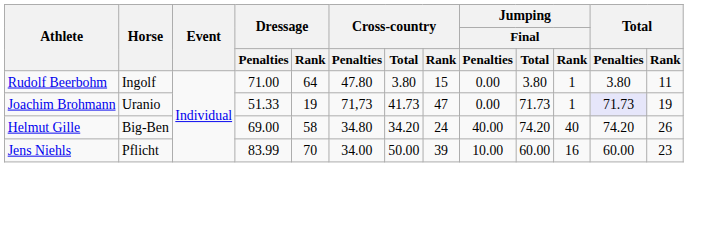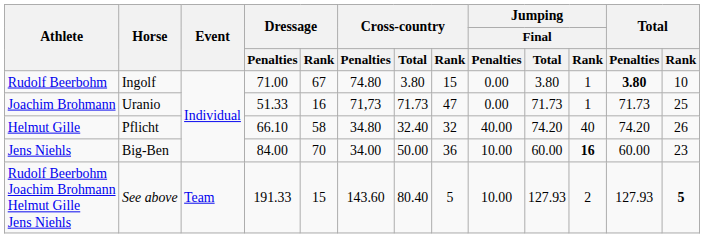(310, 82) 64 -> (319, 82) 67
(357, 82) 47.80 -> (366, 82) 74.80
(619, 82) normal -> (634, 82) bold
(665, 82) 11 -> (681, 82) 10
(310, 105) 19 -> (319, 105) 16
(404, 105) 41.73 -> (413, 105) 71.73
(619, 105) lavender background -> (634, 105) no background
(665, 105) 19 -> (681, 105) 25
(145, 127) Big-Ben -> (140, 127) Pflicht
(264, 127) 69.00 -> (272, 127) 66.10
(404, 127) 34.20 -> (413, 127) 32.40
(441, 127) 24 -> (450, 127) 32
(140, 150) Pflicht -> (145, 150) Big-Ben
(264, 150) 83.99 -> (272, 150) 84.00
(441, 150) 39 -> (450, 150) 36
(572, 150) normal -> (588, 150) bold
+ row: (62, 197)
